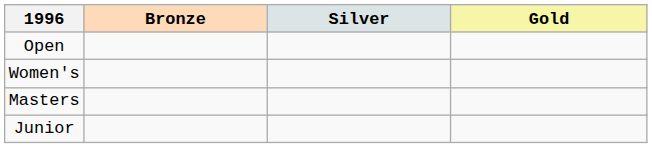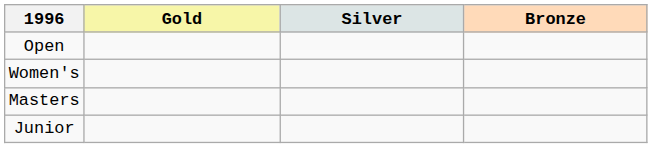columns swapped: (549, 18) <-> (175, 18)
